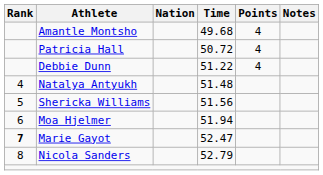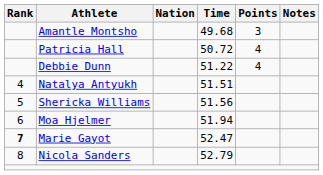(258, 31) 4 -> (258, 31) 3
(217, 85) 51.48 -> (217, 85) 51.51
